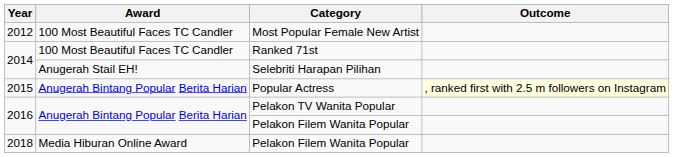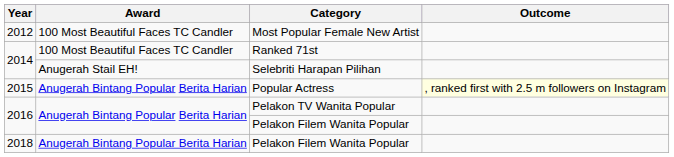(113, 143) Media Hiburan Online Award -> (143, 143) Anugerah Bintang Popular Berita Harian
